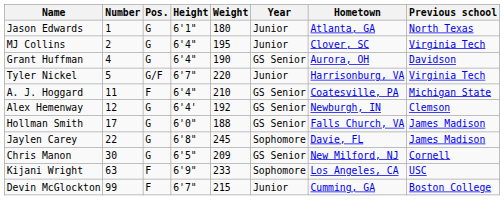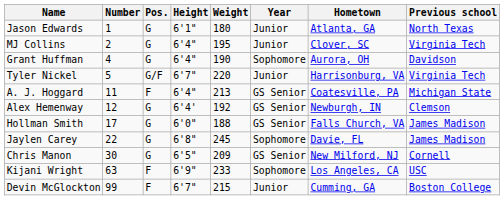(279, 60) GS Senior -> (279, 60) Sophomore
(222, 92) 210 -> (222, 92) 213
